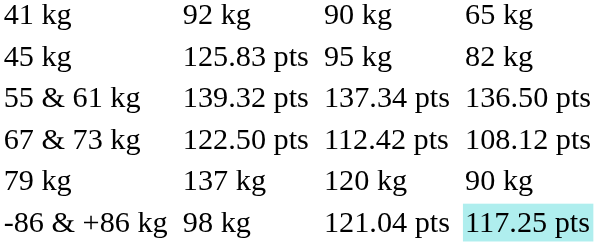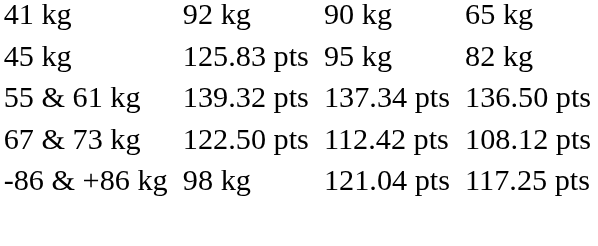- row: (38, 180)
(528, 222) paleturquoise background -> (528, 180) no background
